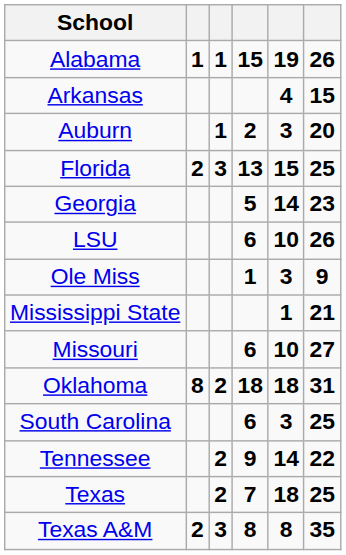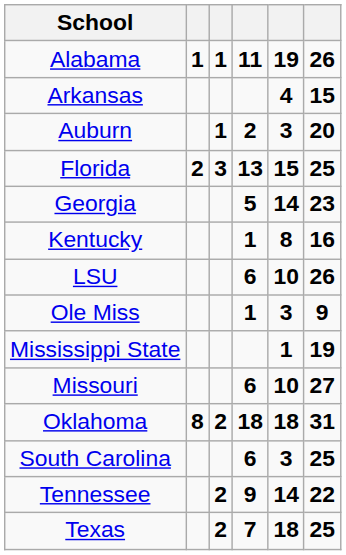(250, 58) 15 -> (250, 58) 11
+ row: (95, 240)
(322, 312) 21 -> (322, 349) 19
- row: (95, 530)
